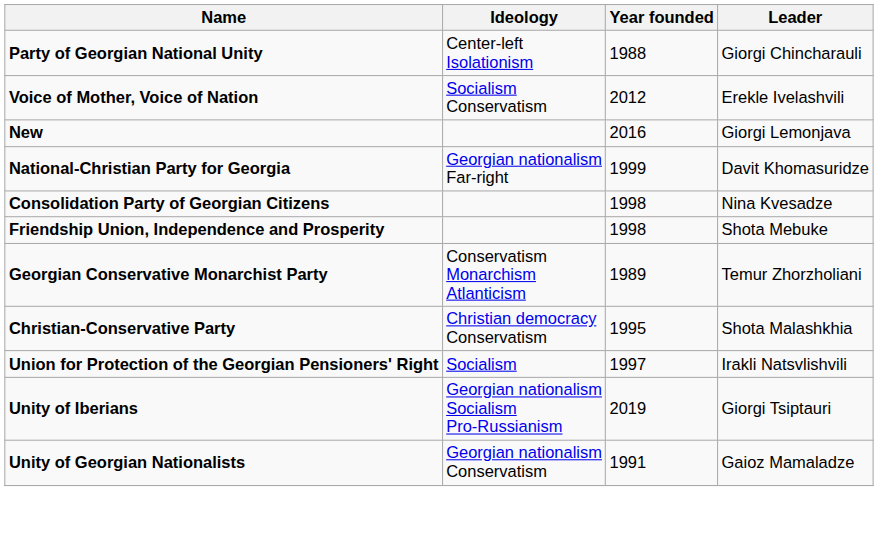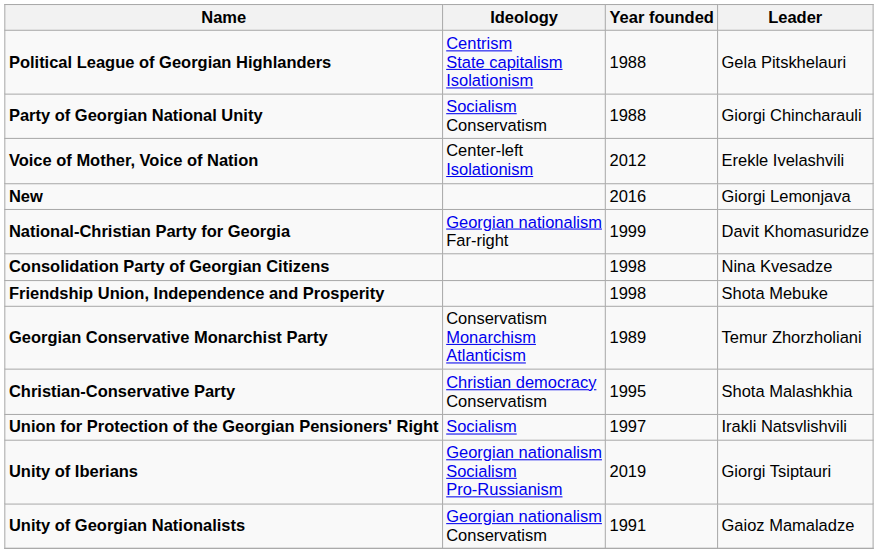+ row: (170, 62)
(490, 52) Center-left Isolationism -> (497, 116) Socialism Conservatism
(497, 97) Socialism Conservatism -> (490, 160) Center-left Isolationism
